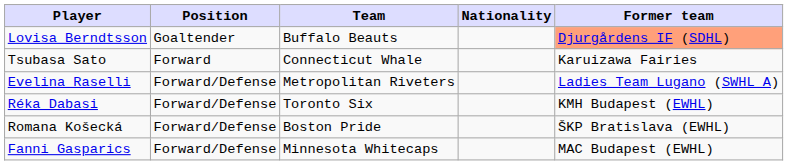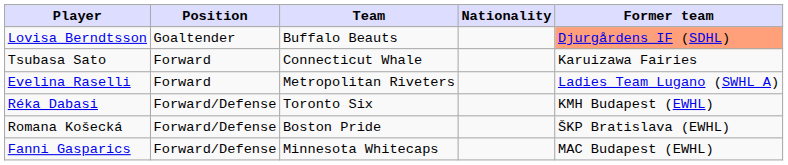(215, 82) Forward/Defense -> (182, 82) Forward
